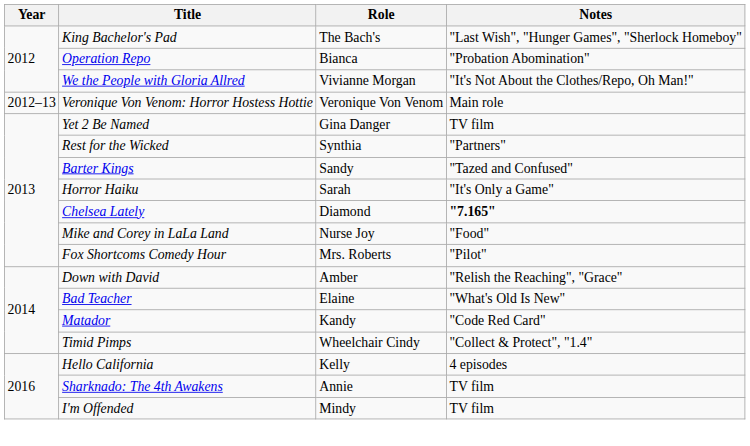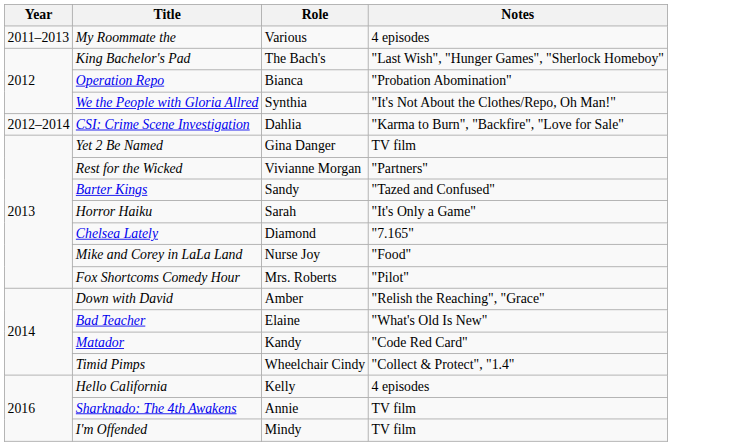+ row: (126, 37)
(367, 80) Vivianne Morgan -> (286, 102) Synthia
- row: (188, 102)
+ row: (163, 124)
(340, 146) Synthia -> (313, 168) Vivianne Morgan
(473, 211) bold -> (393, 233) normal
